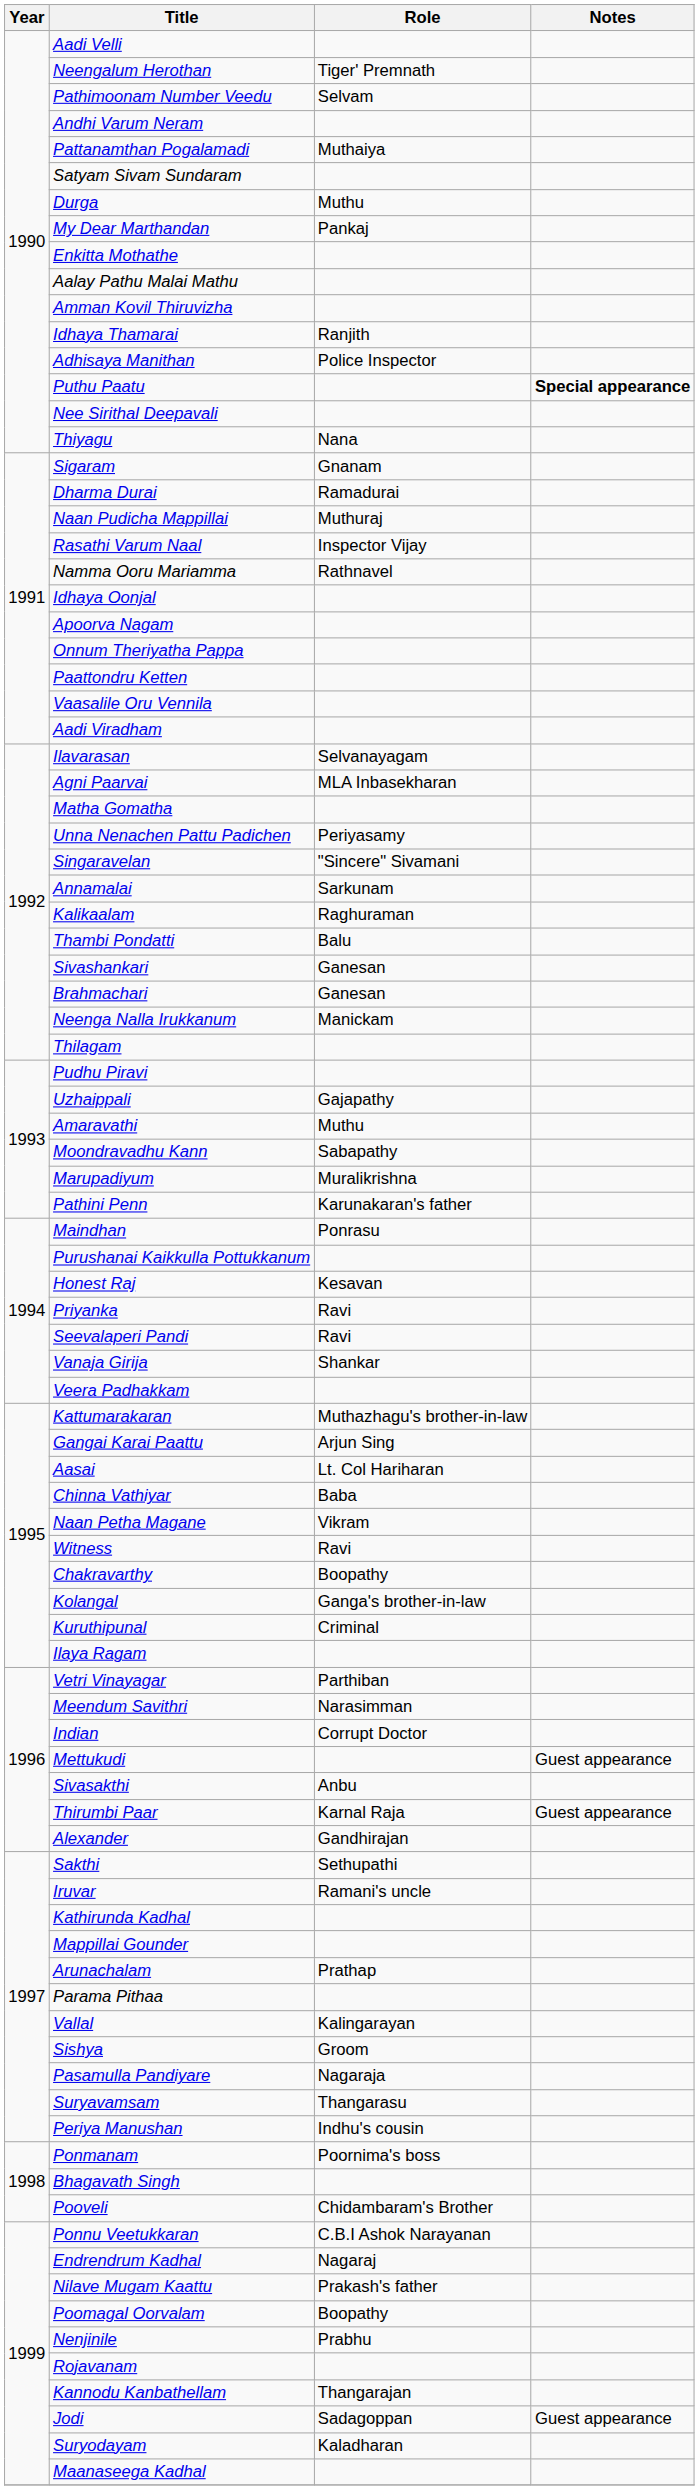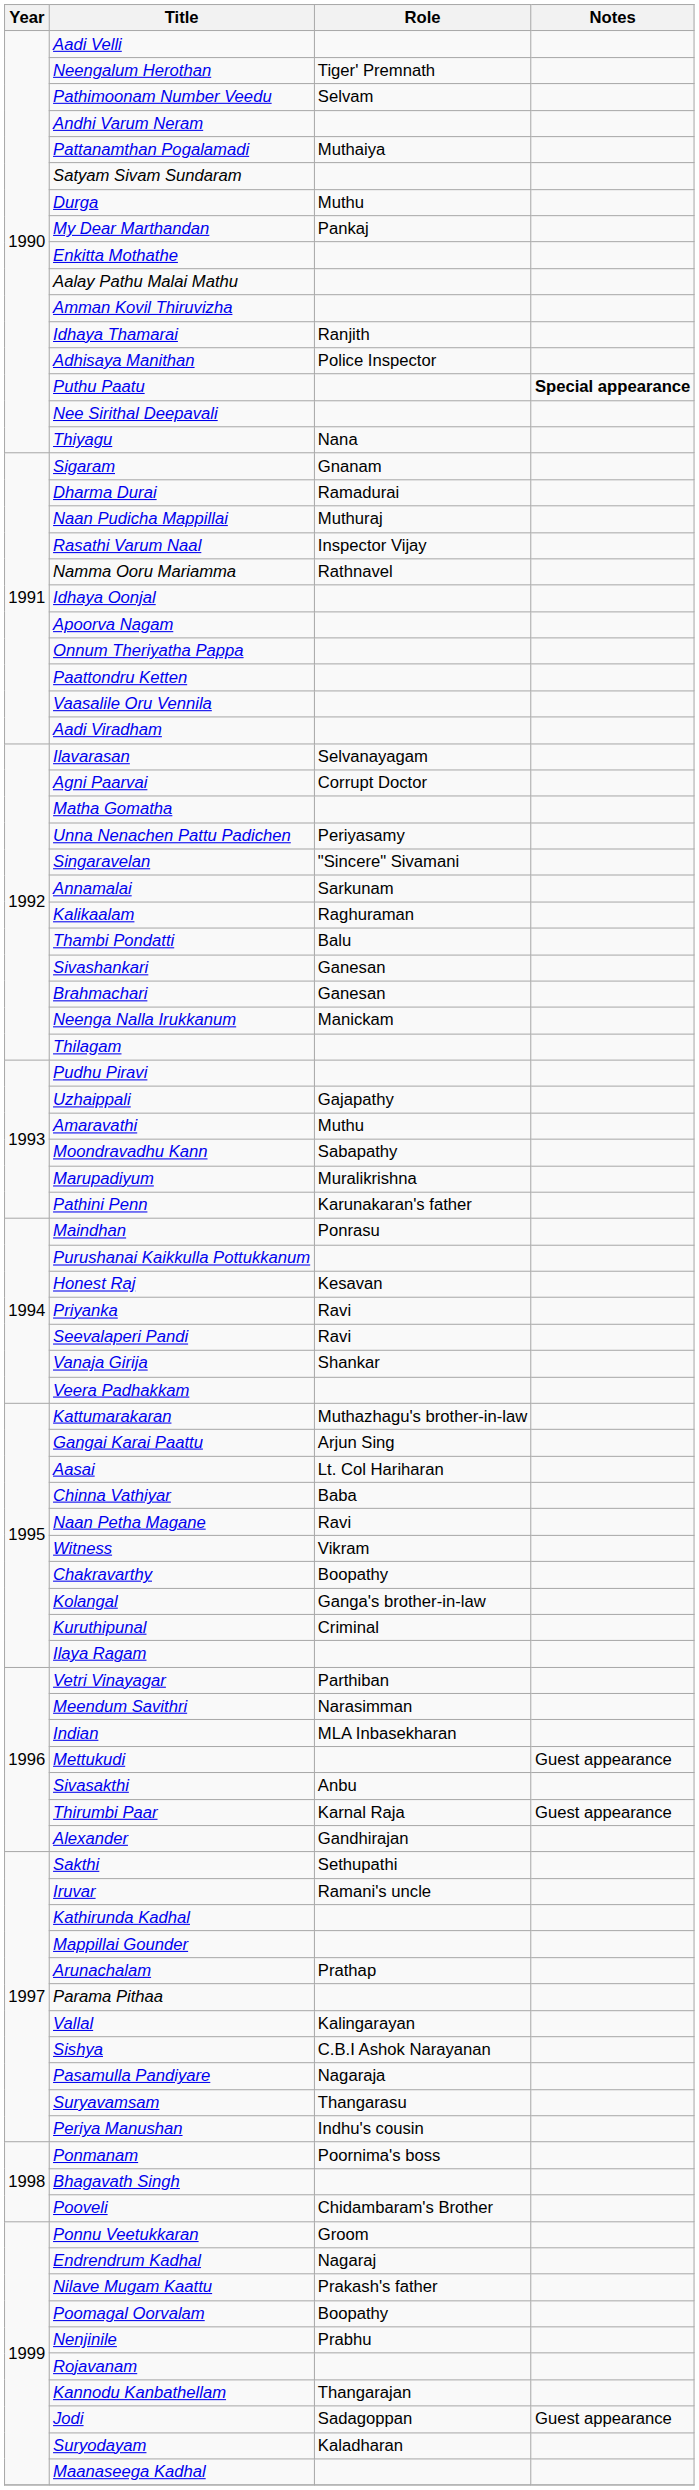(387, 783) MLA Inbasekharan -> (372, 783) Corrupt Doctor
(344, 1521) Vikram -> (335, 1521) Ravi
(335, 1548) Ravi -> (344, 1548) Vikram
(372, 1733) Corrupt Doctor -> (387, 1733) MLA Inbasekharan
(343, 2049) Groom -> (404, 2049) C.B.I Ashok Narayanan
(404, 2234) C.B.I Ashok Narayanan -> (343, 2234) Groom
